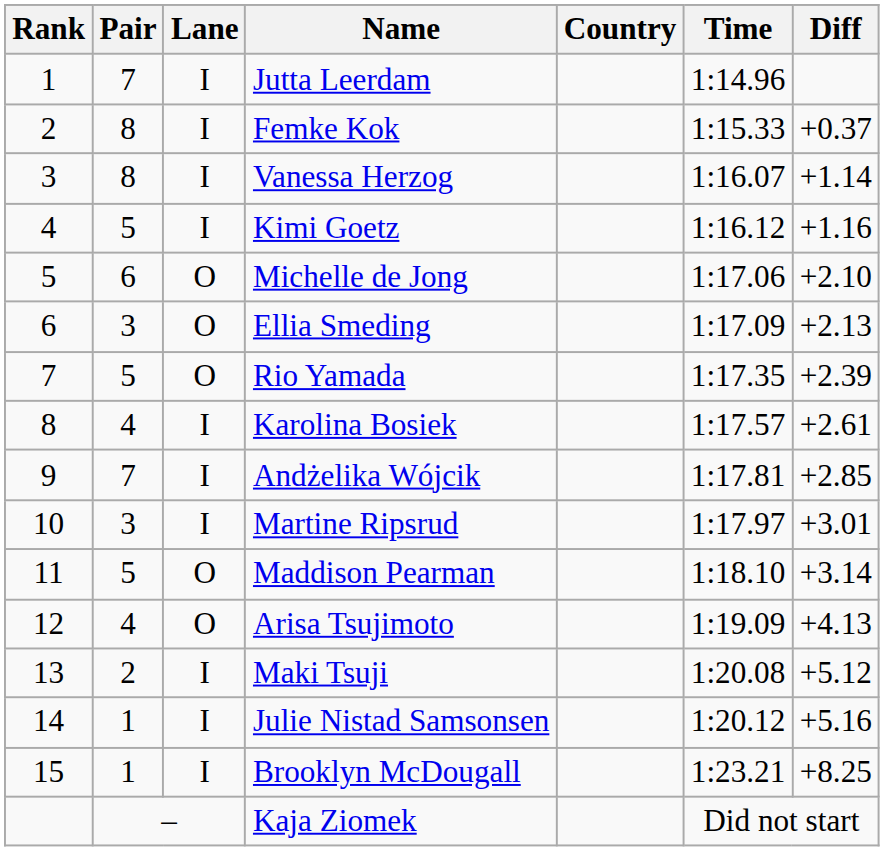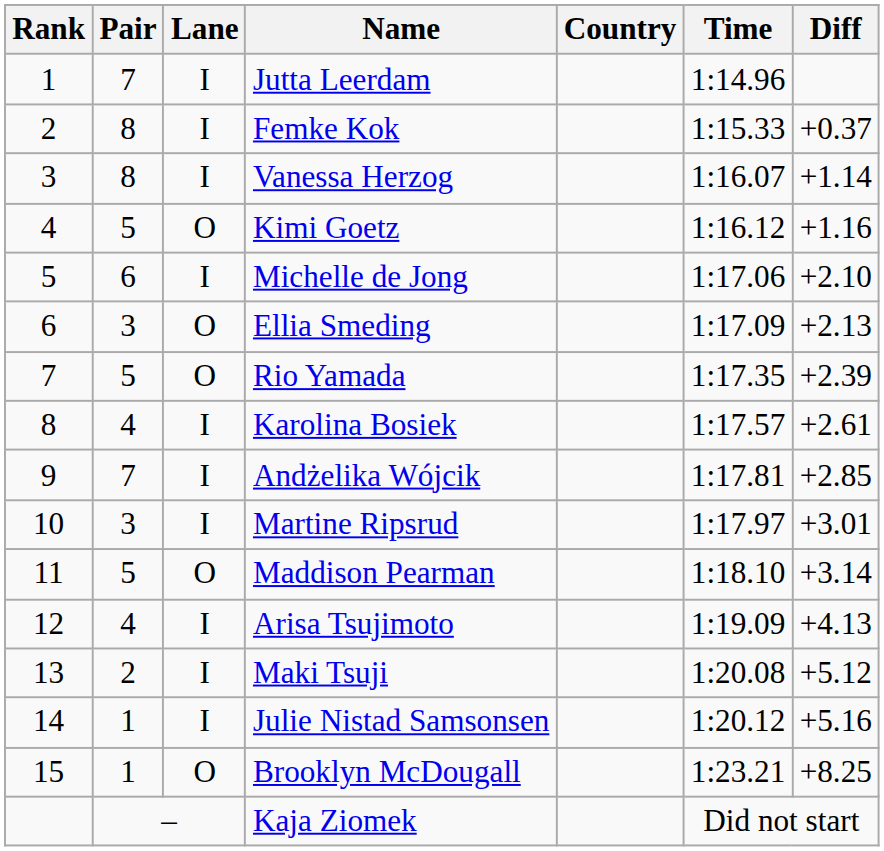(205, 227) I -> (205, 227) O
(205, 276) O -> (205, 276) I
(205, 623) O -> (205, 623) I
(205, 771) I -> (205, 771) O
